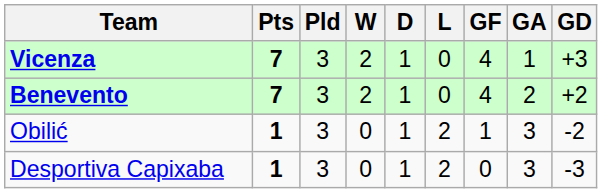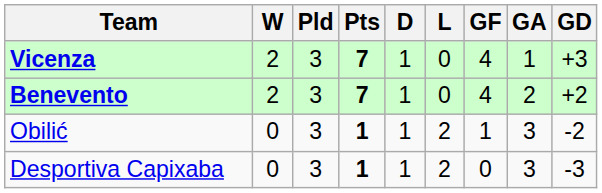columns swapped: (276, 22) <-> (366, 22)
